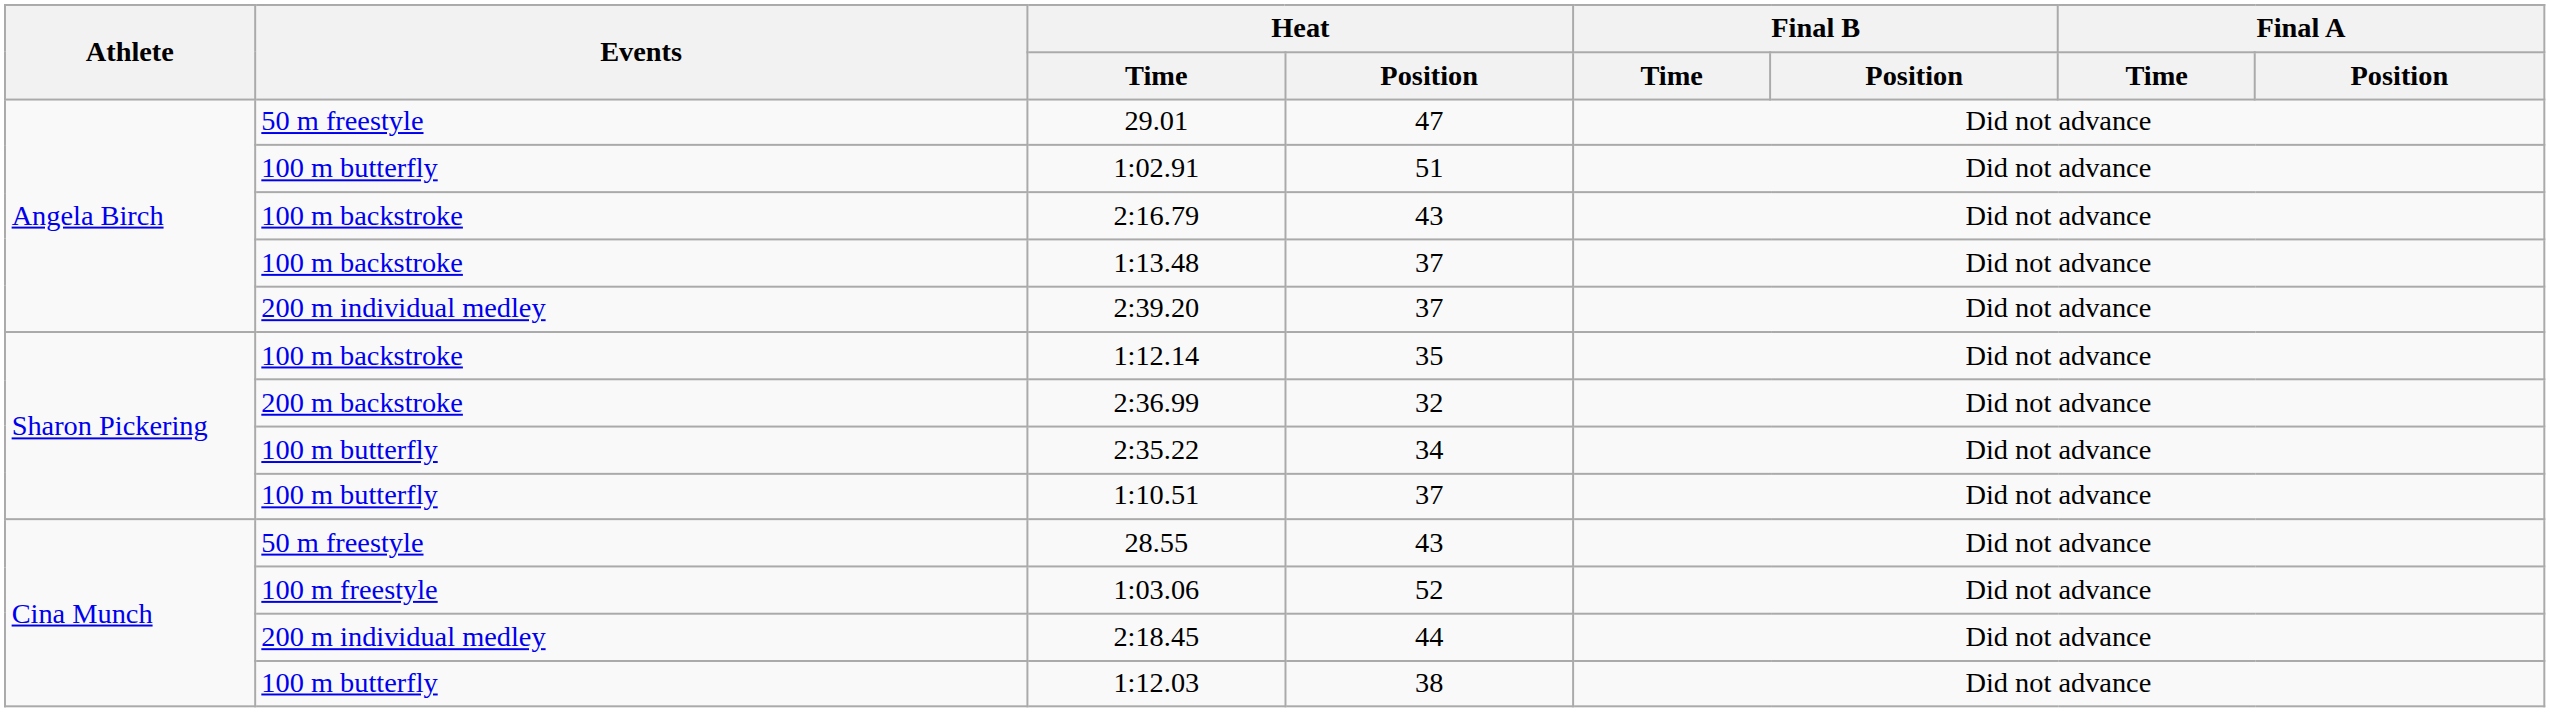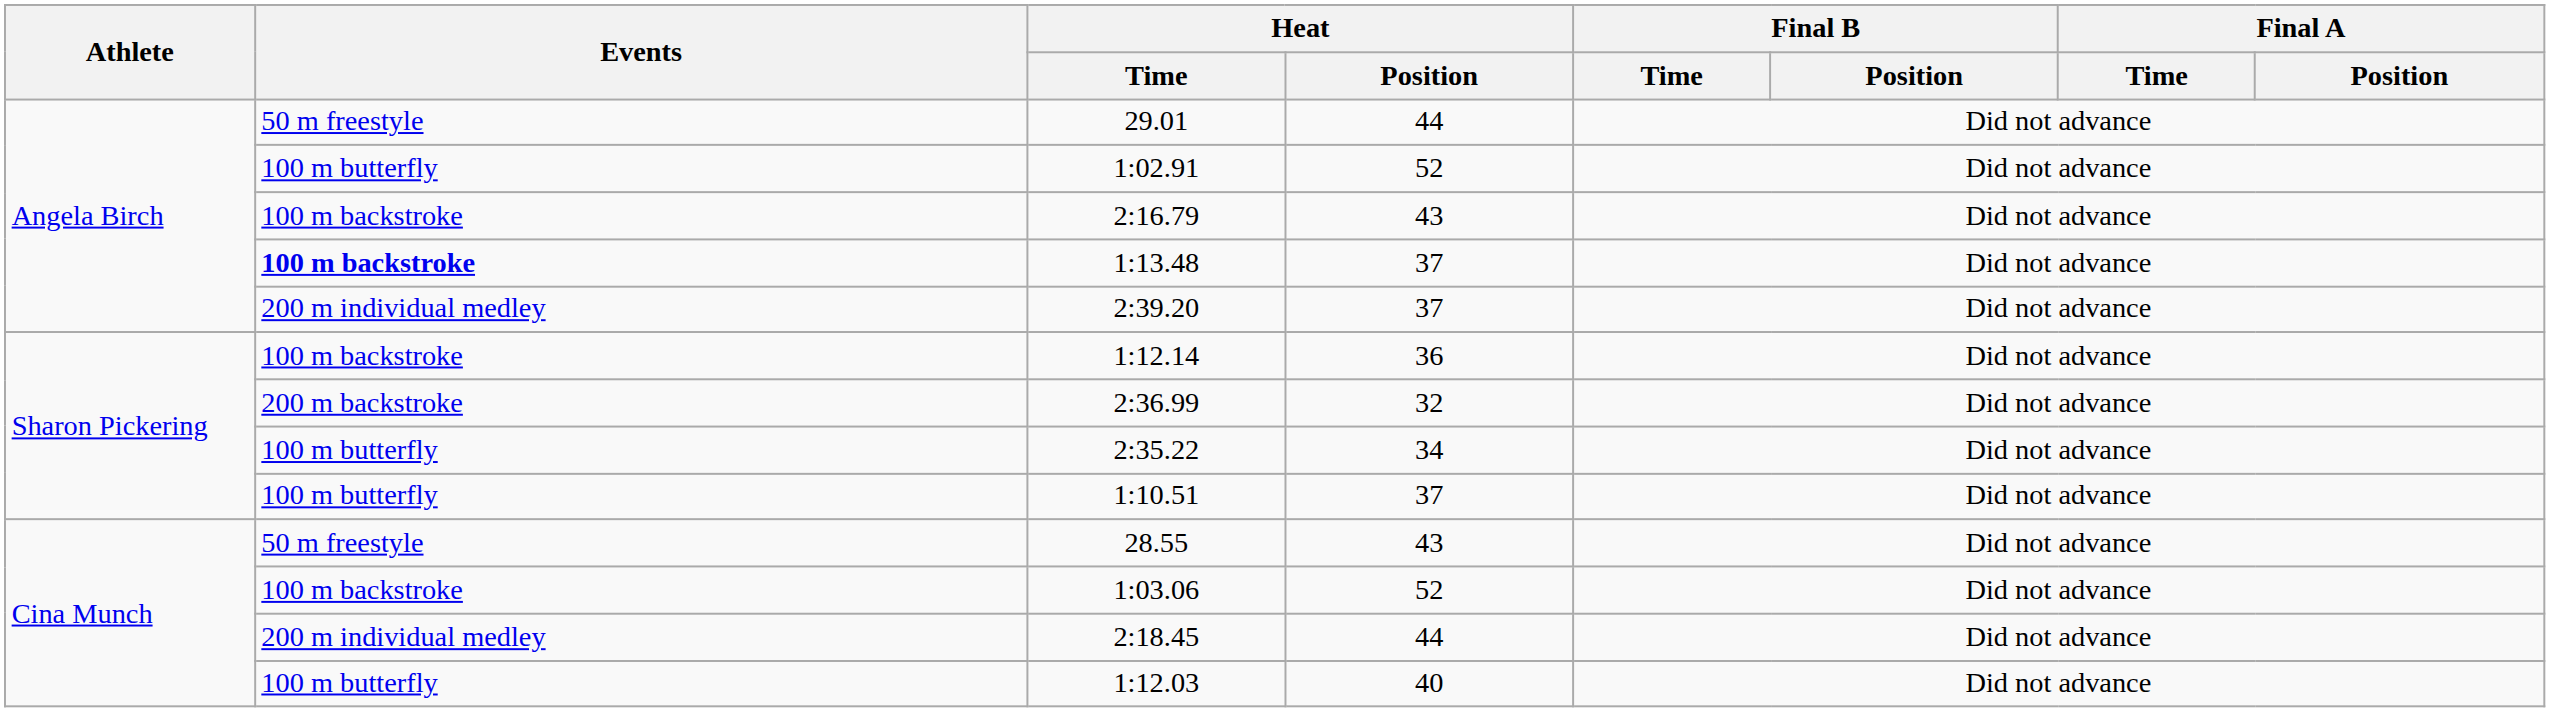(1429, 121) 47 -> (1429, 121) 44
(1429, 168) 51 -> (1429, 168) 52
(362, 262) normal -> (368, 262) bold
(1429, 355) 35 -> (1429, 355) 36
(350, 589) 100 m freestyle -> (362, 589) 100 m backstroke
(1429, 683) 38 -> (1429, 683) 40
